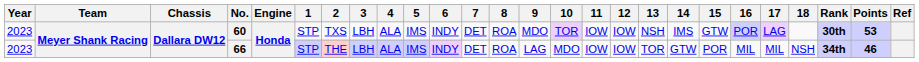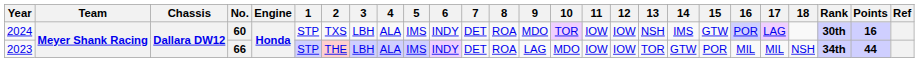(20, 31) 2023 -> (20, 31) 2024
(871, 31) 53 -> (871, 31) 16
(871, 48) 46 -> (871, 48) 44
